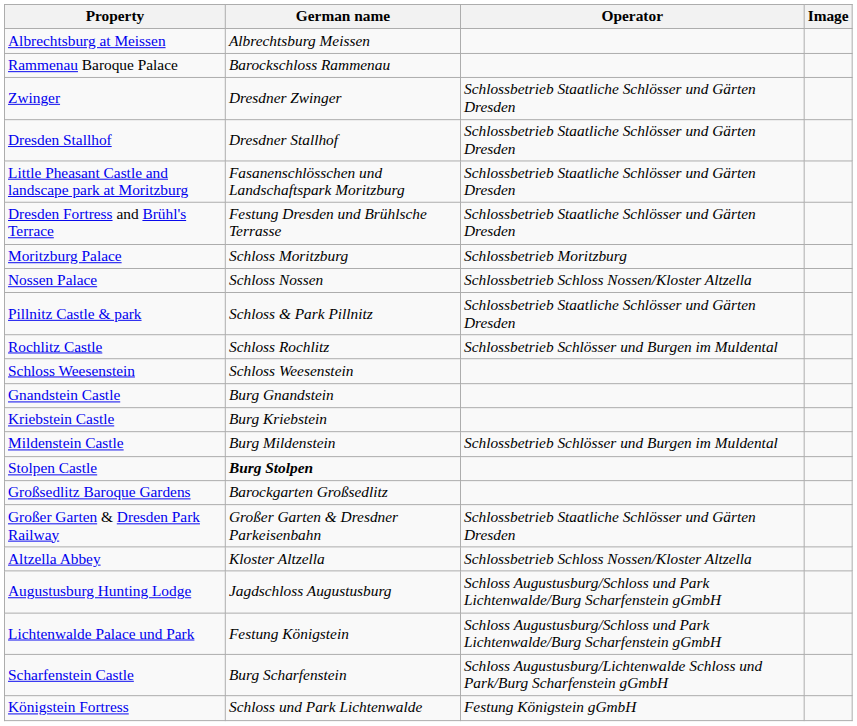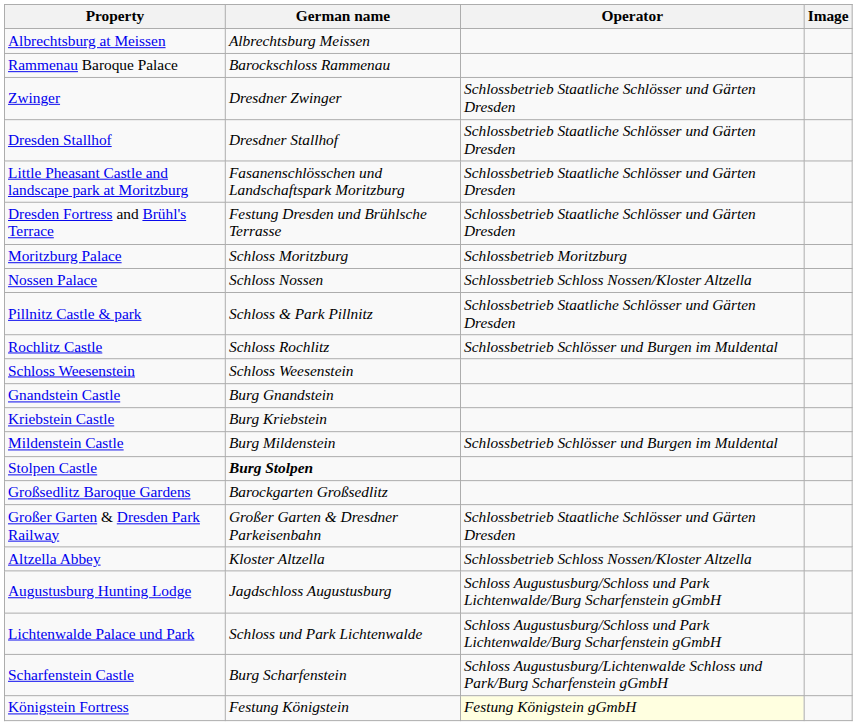(289, 633) Festung Königstein -> (326, 633) Schloss und Park Lichtenwalde
(326, 708) Schloss und Park Lichtenwalde -> (289, 708) Festung Königstein
(550, 708) no background -> (550, 708) lightyellow background
